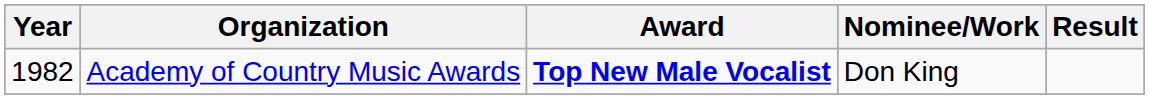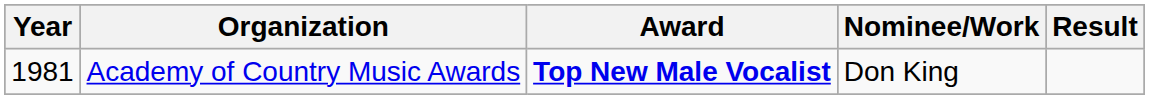(42, 71) 1982 -> (42, 71) 1981
